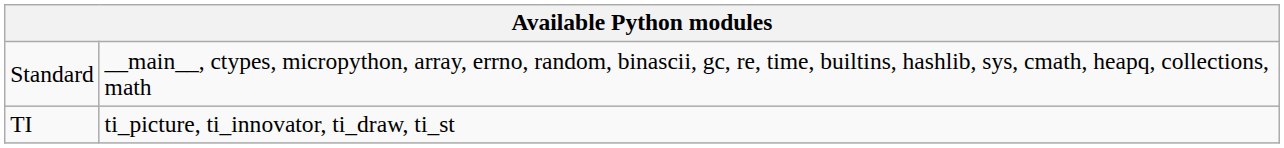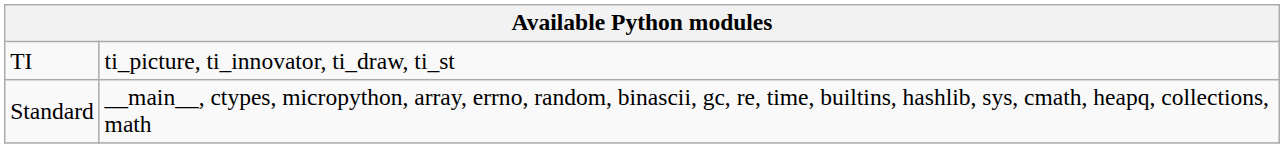rows swapped: (52, 73) <-> (21, 124)
